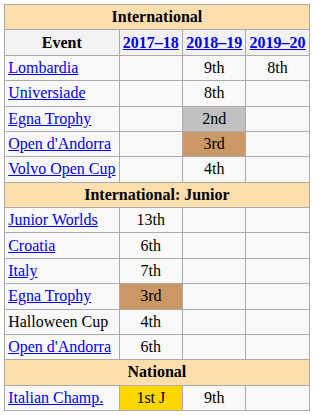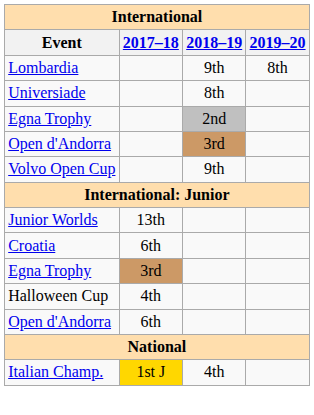(214, 169) 4th -> (214, 169) 9th
- row: (23, 270)
(214, 397) 9th -> (214, 372) 4th
